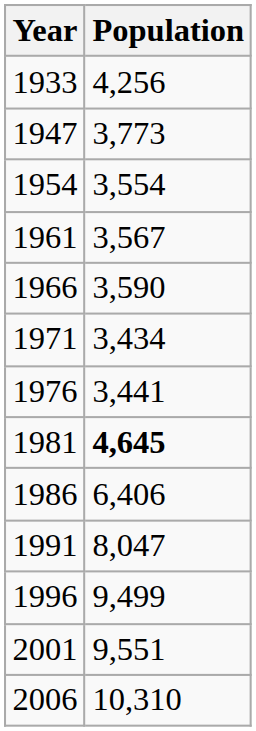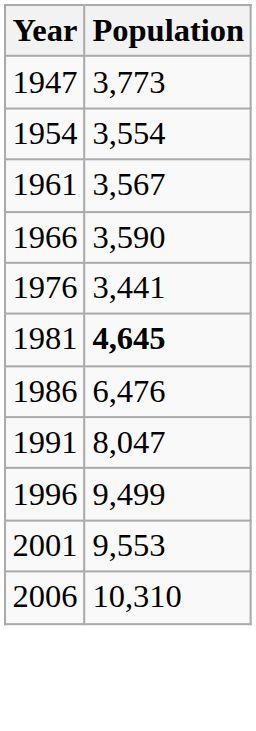- row: (45, 81)
- row: (45, 339)
(129, 493) 6,406 -> (129, 390) 6,476
(129, 648) 9,551 -> (129, 545) 9,553
